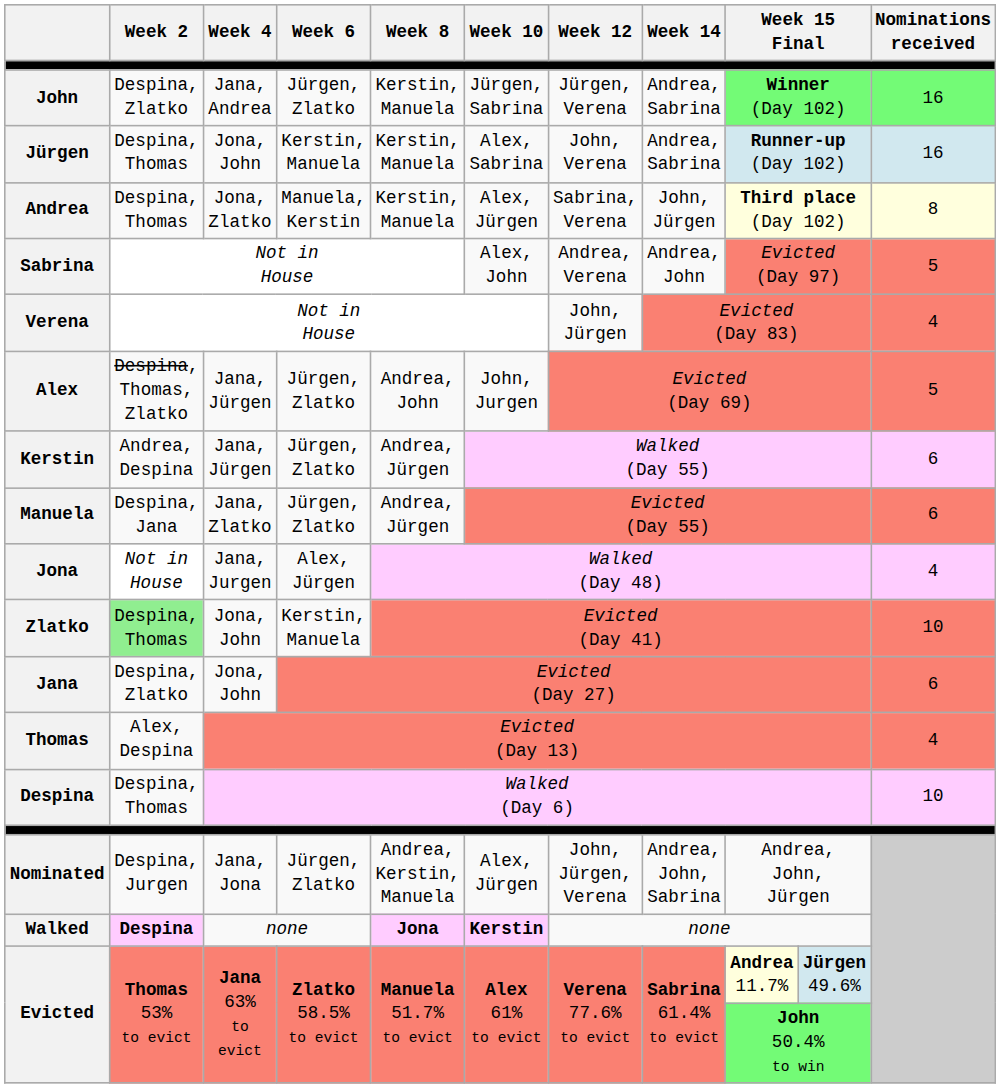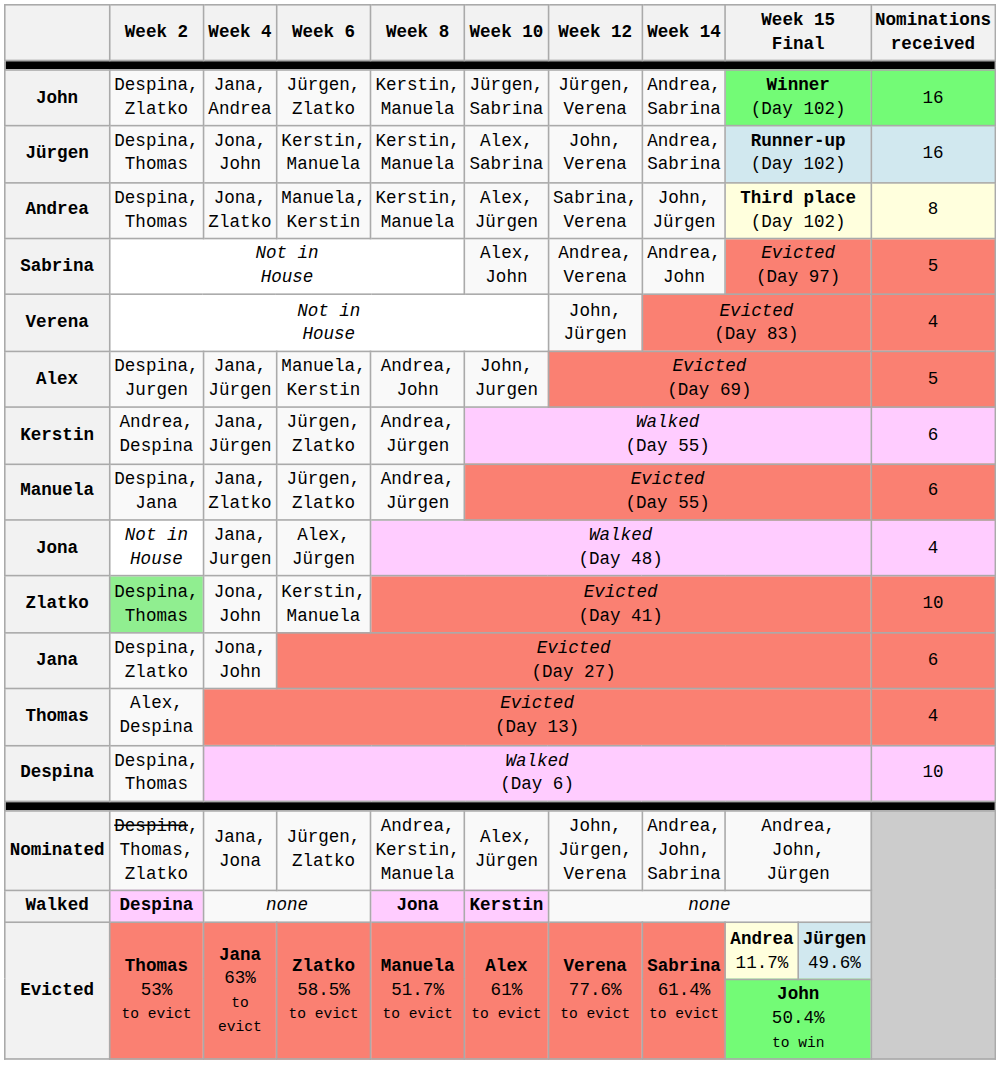(156, 390) Despina, Thomas, Zlatko -> (156, 379) Despina, Jurgen
(324, 390) Jürgen, Zlatko -> (324, 379) Manuela, Kerstin
(156, 873) Despina, Jurgen -> (156, 849) Despina, Thomas, Zlatko
